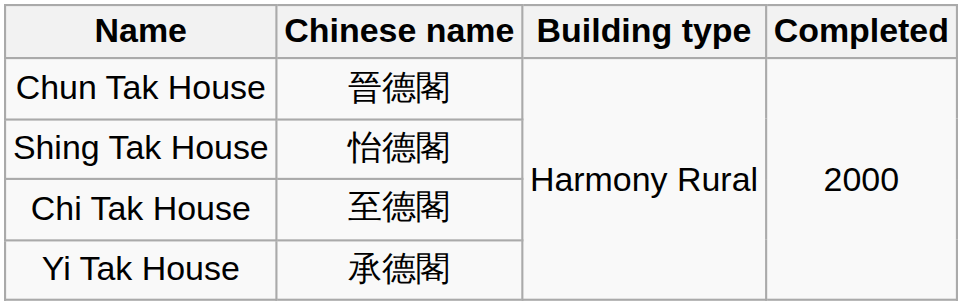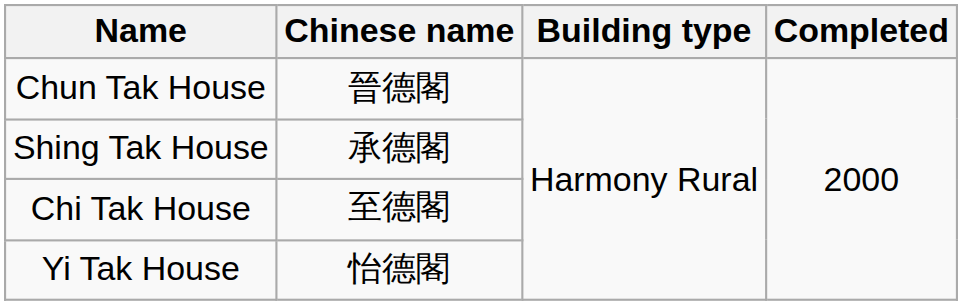(399, 147) 怡德閣 -> (399, 147) 承德閣
(399, 267) 承德閣 -> (399, 267) 怡德閣
